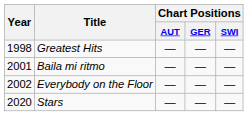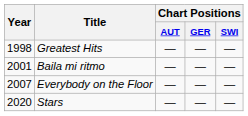(19, 84) 2002 -> (19, 84) 2007
